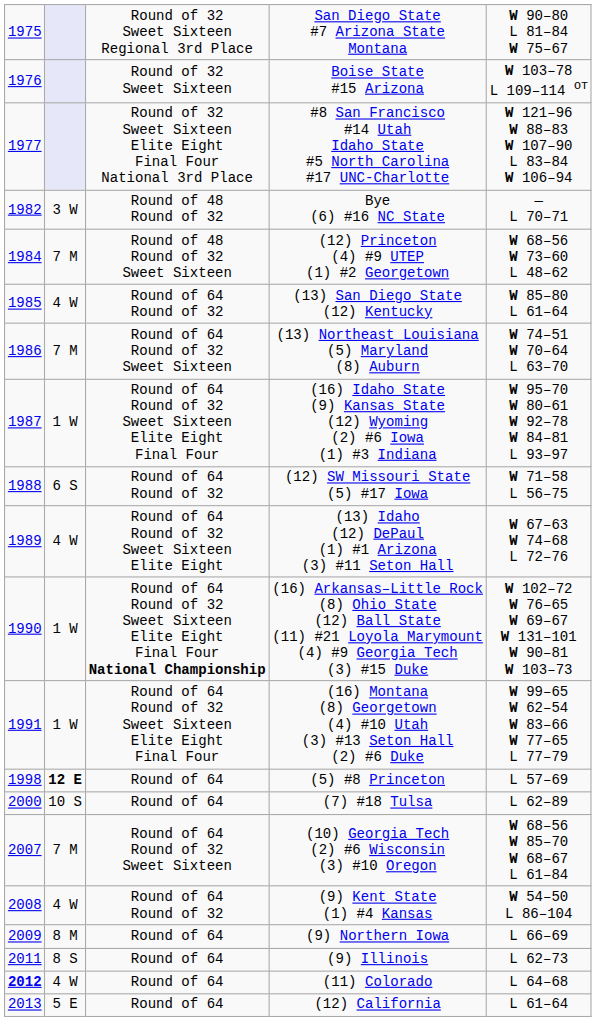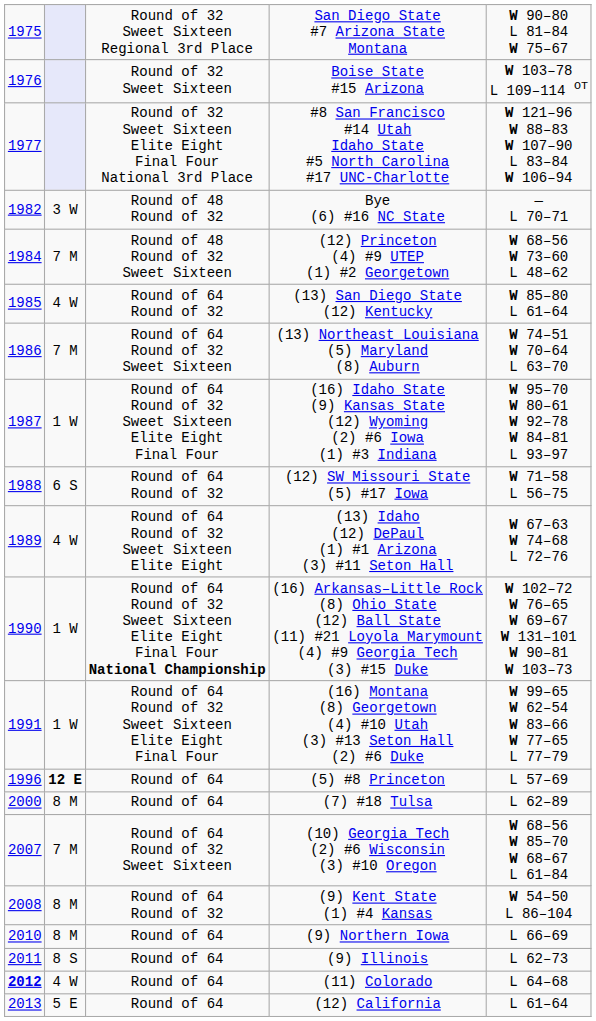(25, 780) 1998 -> (25, 780) 1996
(65, 803) 10 S -> (65, 803) 8 M
(65, 906) 4 W -> (65, 906) 8 M
(25, 936) 2009 -> (25, 936) 2010
